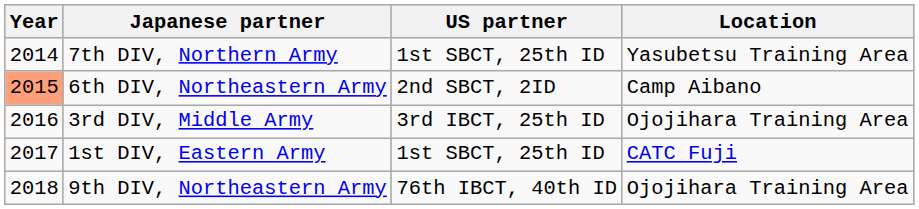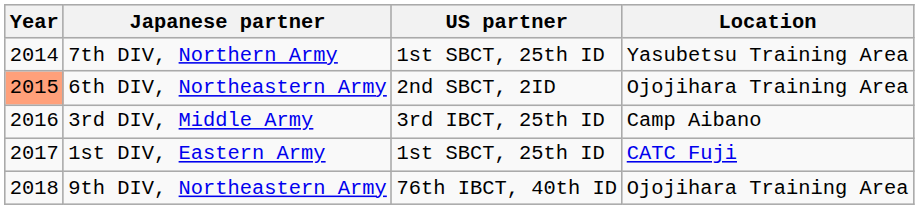(694, 88) Camp Aibano -> (768, 88) Ojojihara Training Area
(768, 121) Ojojihara Training Area -> (694, 121) Camp Aibano
